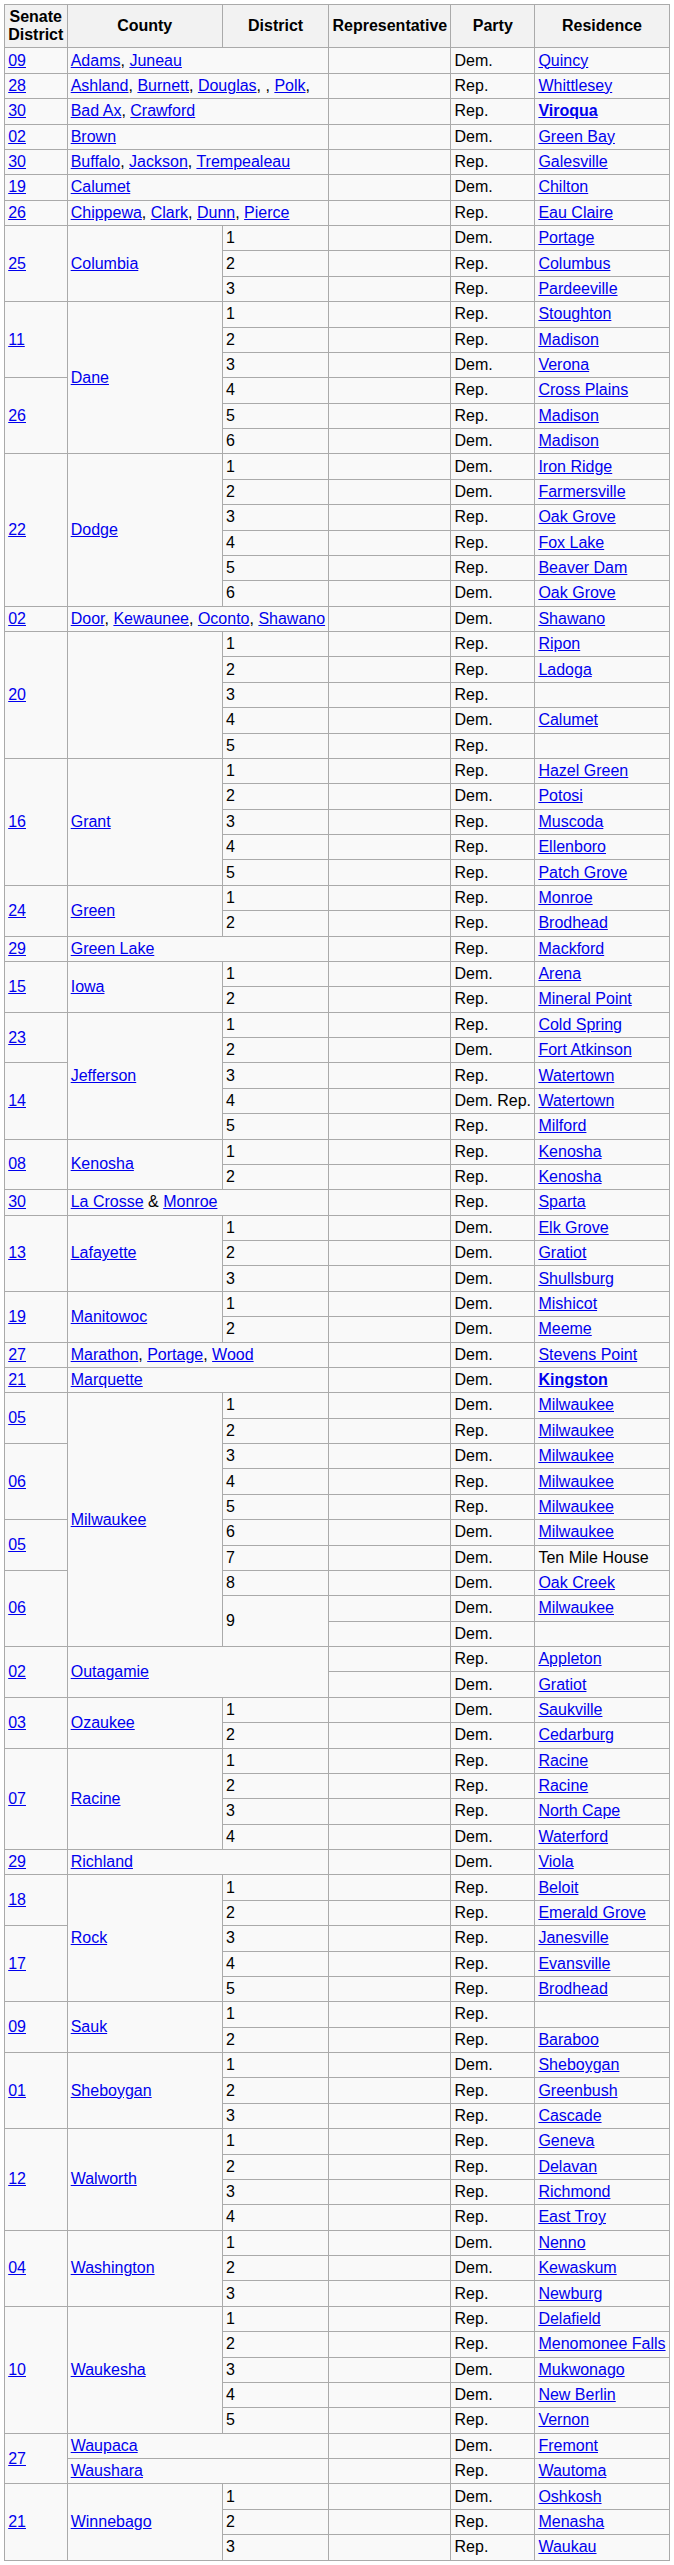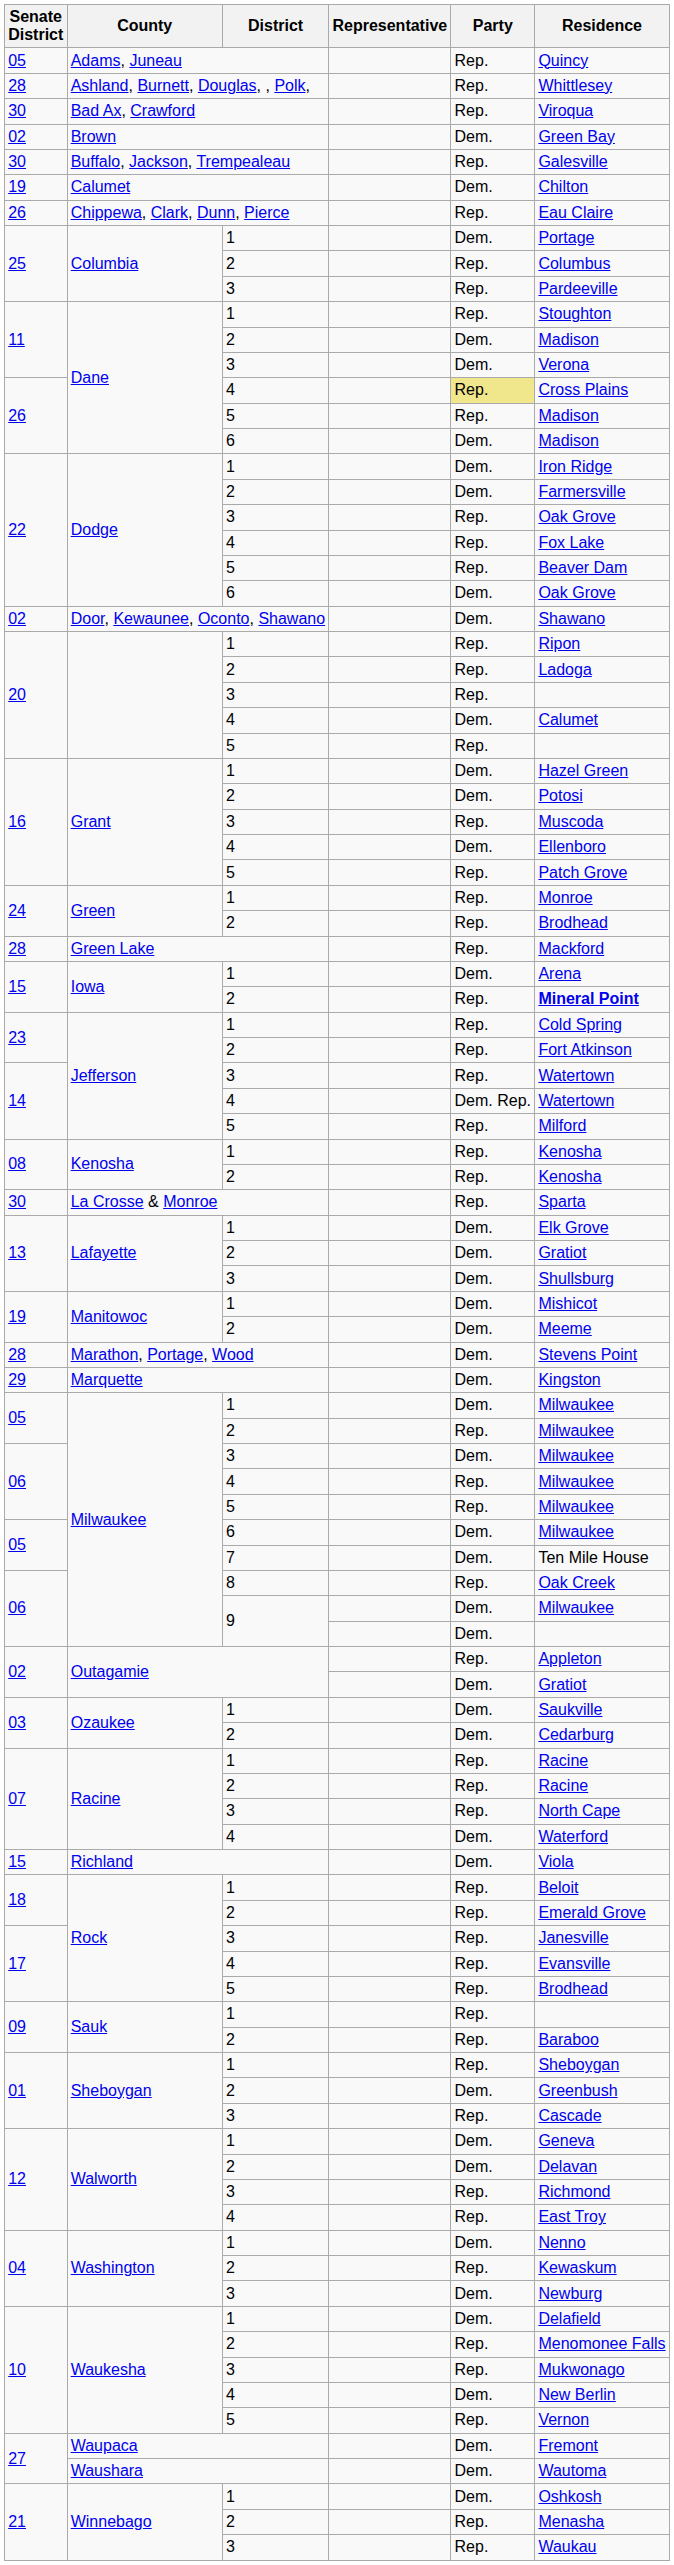(17, 60) 09 -> (17, 60) 05
(474, 60) Dem. -> (471, 60) Rep.
(568, 111) bold -> (566, 111) normal
(471, 339) Rep. -> (474, 339) Dem.
(471, 390) no background -> (471, 390) khaki background
(471, 771) Rep. -> (474, 771) Dem.
(471, 847) Rep. -> (474, 847) Dem.
(17, 948) 29 -> (17, 948) 28
(585, 999) normal -> (589, 999) bold
(474, 1050) Dem. -> (471, 1050) Rep.
(17, 1354) 27 -> (17, 1354) 28
(17, 1380) 21 -> (17, 1380) 29
(573, 1380) bold -> (570, 1380) normal
(474, 1583) Dem. -> (471, 1583) Rep.
(17, 1862) 29 -> (17, 1862) 15
(474, 2065) Dem. -> (471, 2065) Rep.
(471, 2090) Rep. -> (474, 2090) Dem.
(471, 2141) Rep. -> (474, 2141) Dem.
(471, 2166) Rep. -> (474, 2166) Dem.
(474, 2268) Dem. -> (471, 2268) Rep.
(471, 2293) Rep. -> (474, 2293) Dem.
(471, 2318) Rep. -> (474, 2318) Dem.
(474, 2369) Dem. -> (471, 2369) Rep.
(471, 2471) Rep. -> (474, 2471) Dem.
